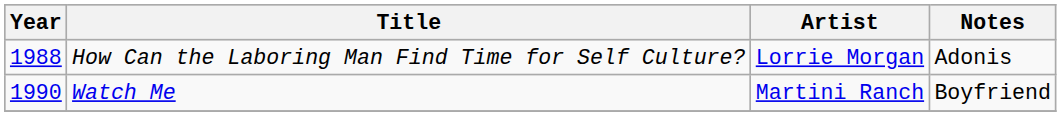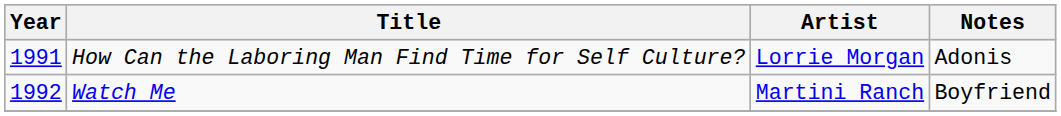(36, 58) 1988 -> (36, 58) 1991
(36, 93) 1990 -> (36, 93) 1992
